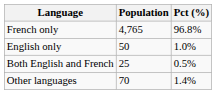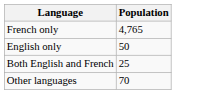- column: (191, 13)
